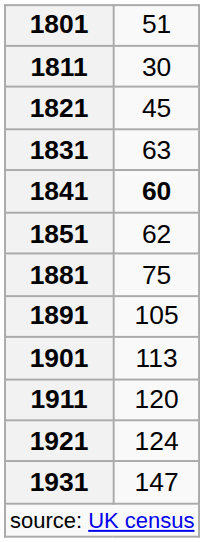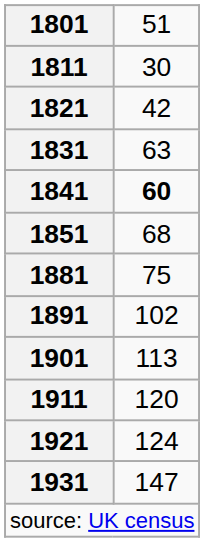(157, 108) 45 -> (157, 108) 42
(157, 233) 62 -> (157, 233) 68
(157, 316) 105 -> (157, 316) 102
